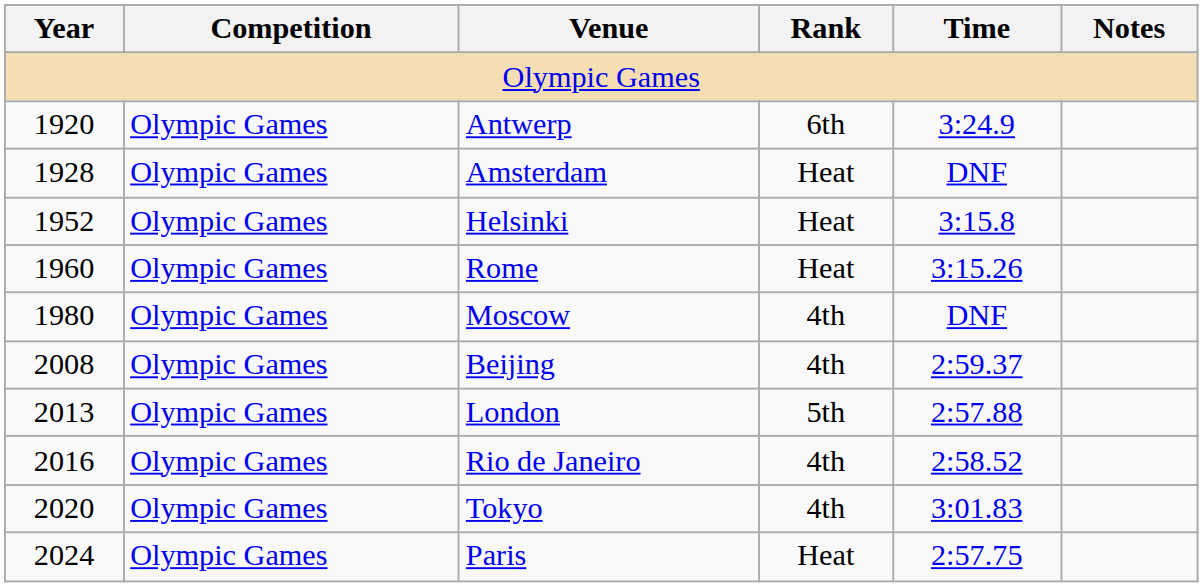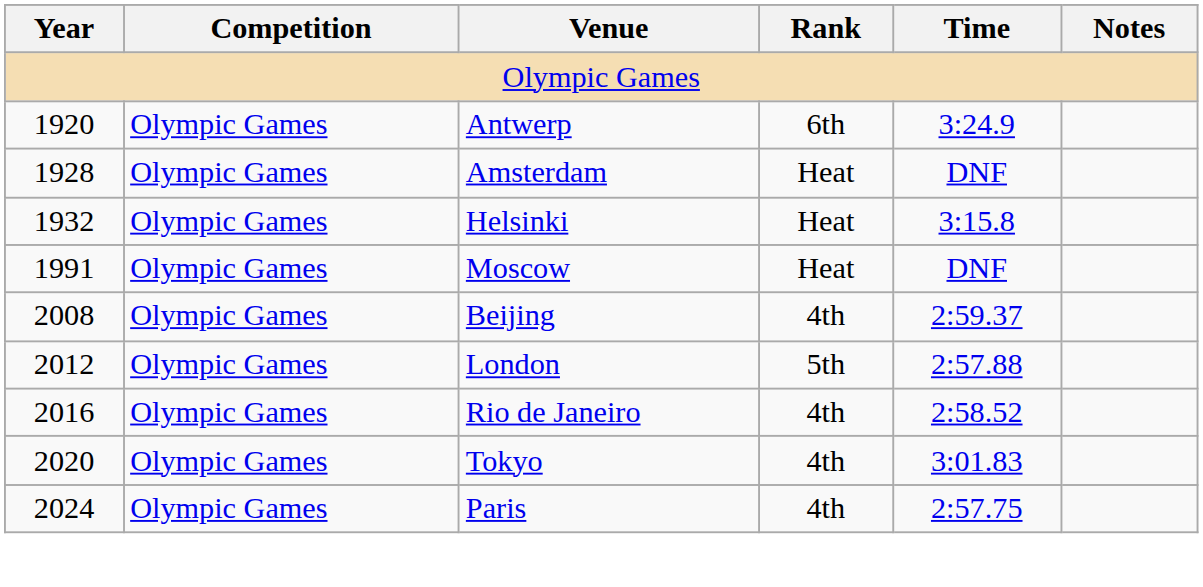(64, 220) 1952 -> (64, 220) 1932
- row: (502, 268)
(64, 316) 1980 -> (64, 268) 1991
(826, 316) 4th -> (826, 268) Heat
(64, 412) 2013 -> (64, 364) 2012
(826, 556) Heat -> (826, 508) 4th
